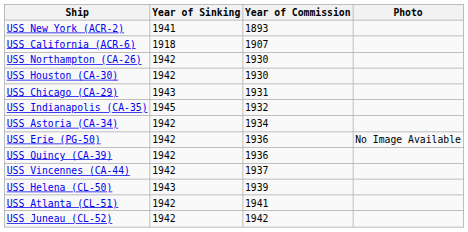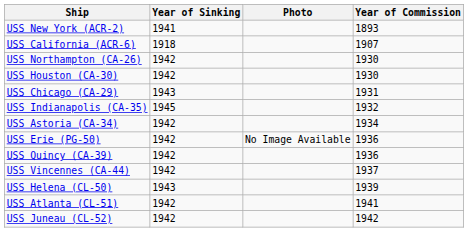columns swapped: (408, 12) <-> (298, 12)
